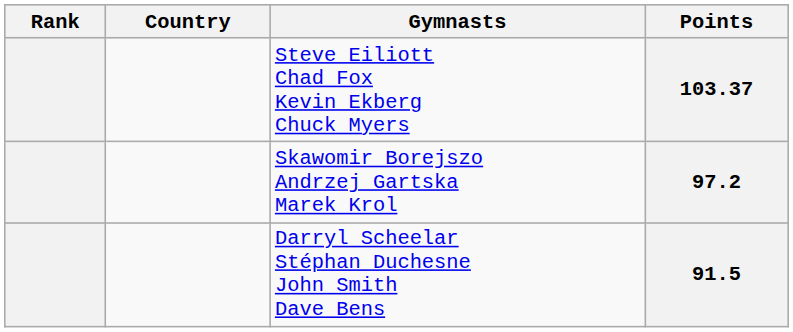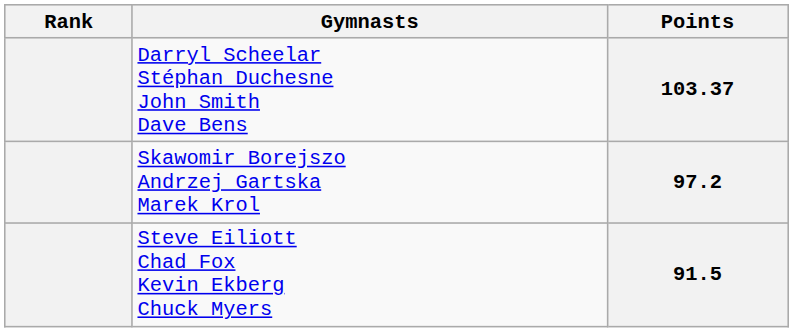- column: (188, 21)
(355, 90) Steve Eiliott Chad Fox Kevin Ekberg Chuck Myers -> (235, 90) Darryl Scheelar Stéphan Duchesne John Smith Dave Bens
(373, 274) Darryl Scheelar Stéphan Duchesne John Smith Dave Bens -> (217, 274) Steve Eiliott Chad Fox Kevin Ekberg Chuck Myers
